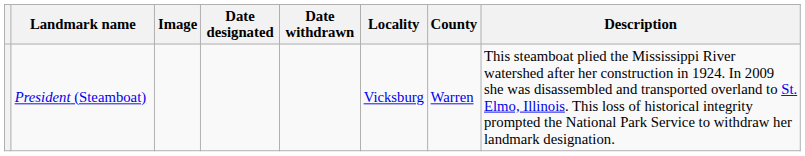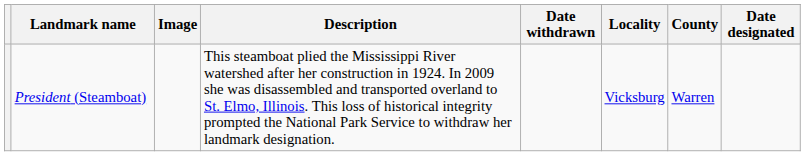columns swapped: (240, 24) <-> (641, 24)
